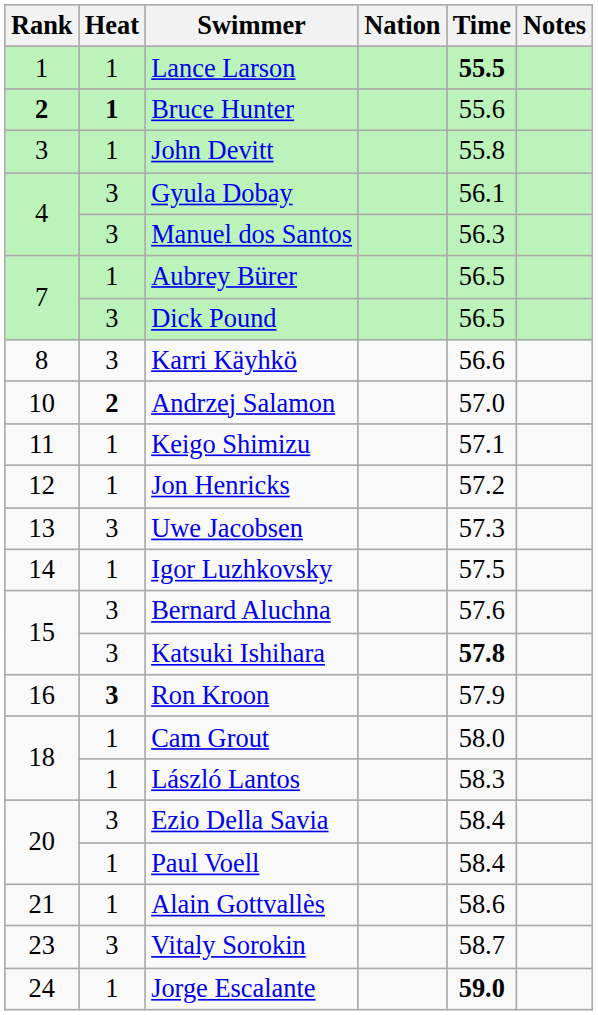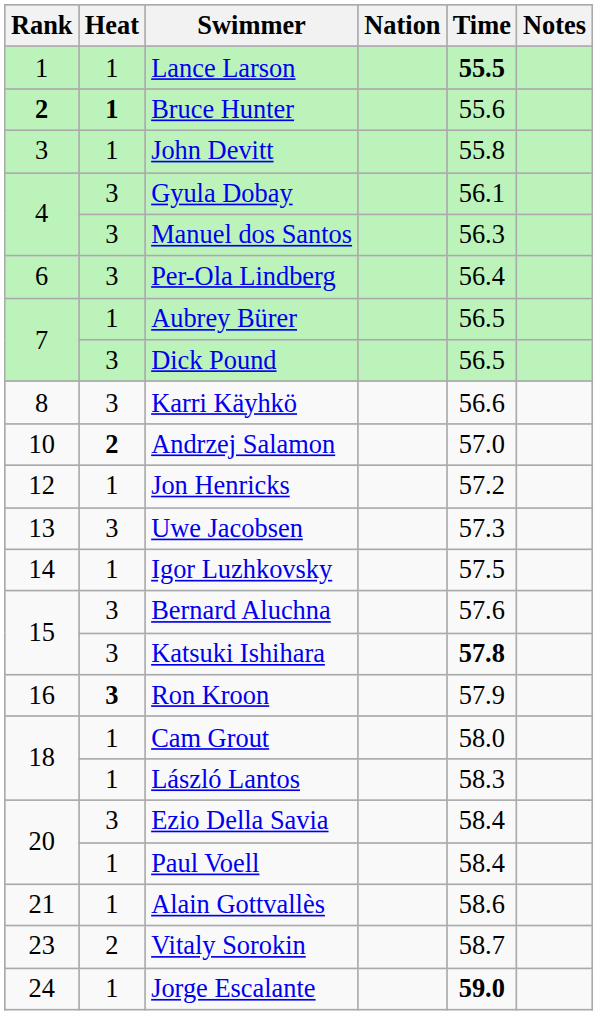+ row: (243, 276)
- row: (231, 444)
(112, 946) 3 -> (112, 946) 2
